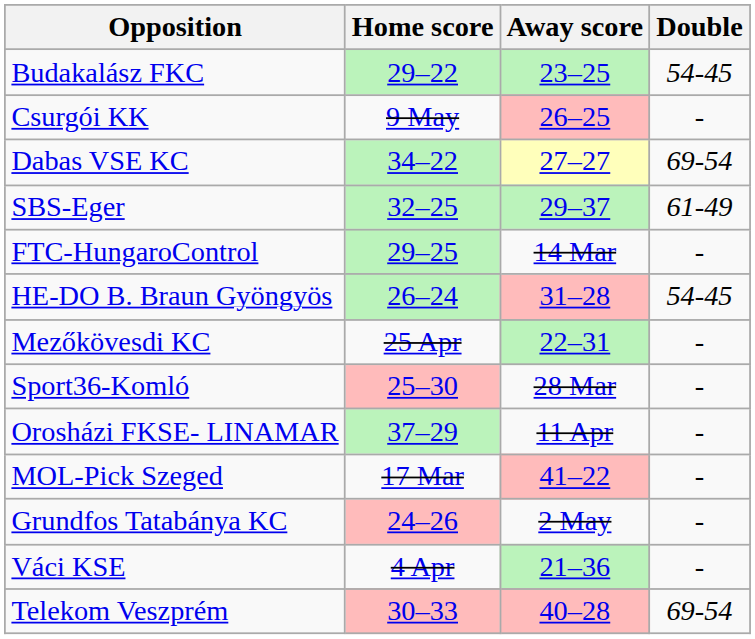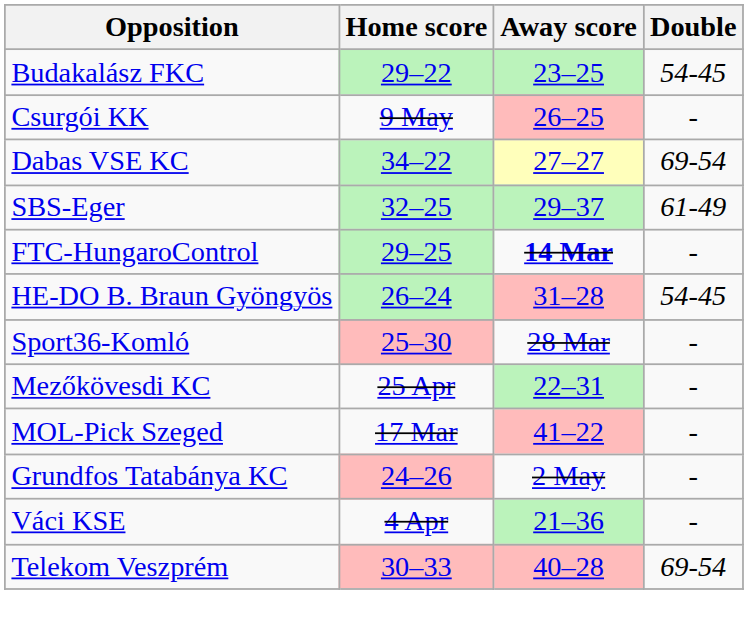(575, 251) normal -> (569, 251) bold
rows swapped: (100, 386) <-> (111, 341)
- row: (175, 431)
